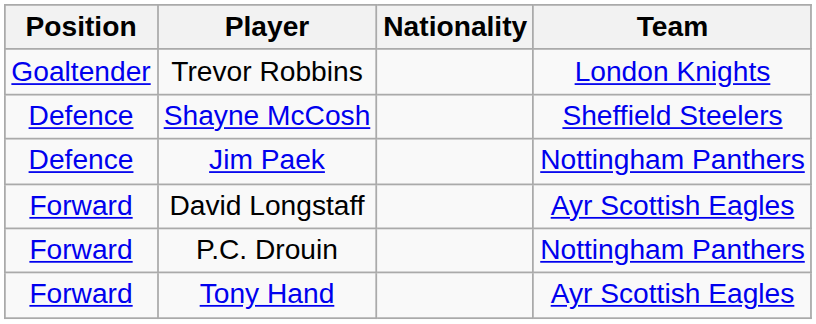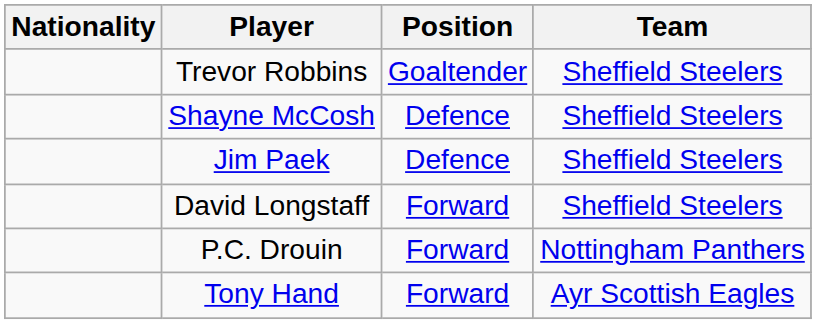columns swapped: (81, 26) <-> (455, 26)
(672, 71) London Knights -> (672, 71) Sheffield Steelers
(672, 160) Nottingham Panthers -> (672, 160) Sheffield Steelers
(672, 205) Ayr Scottish Eagles -> (672, 205) Sheffield Steelers
